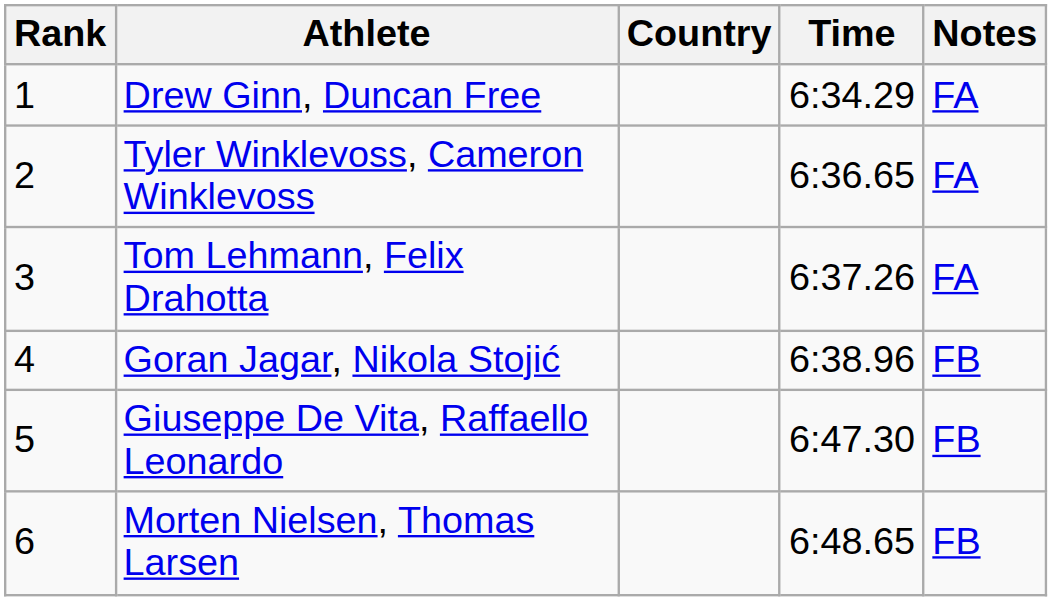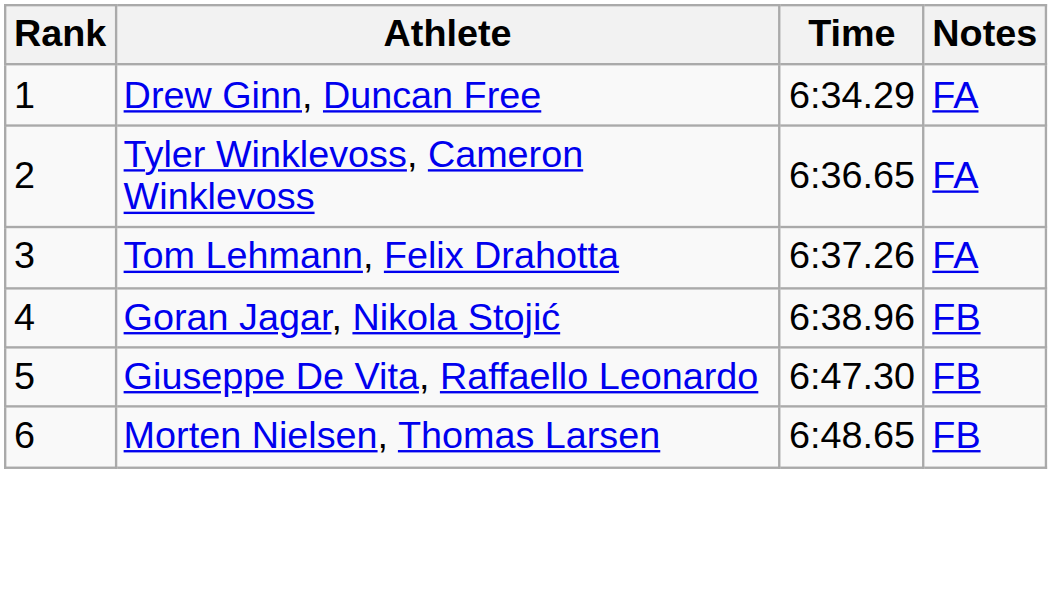- column: (699, 34)
